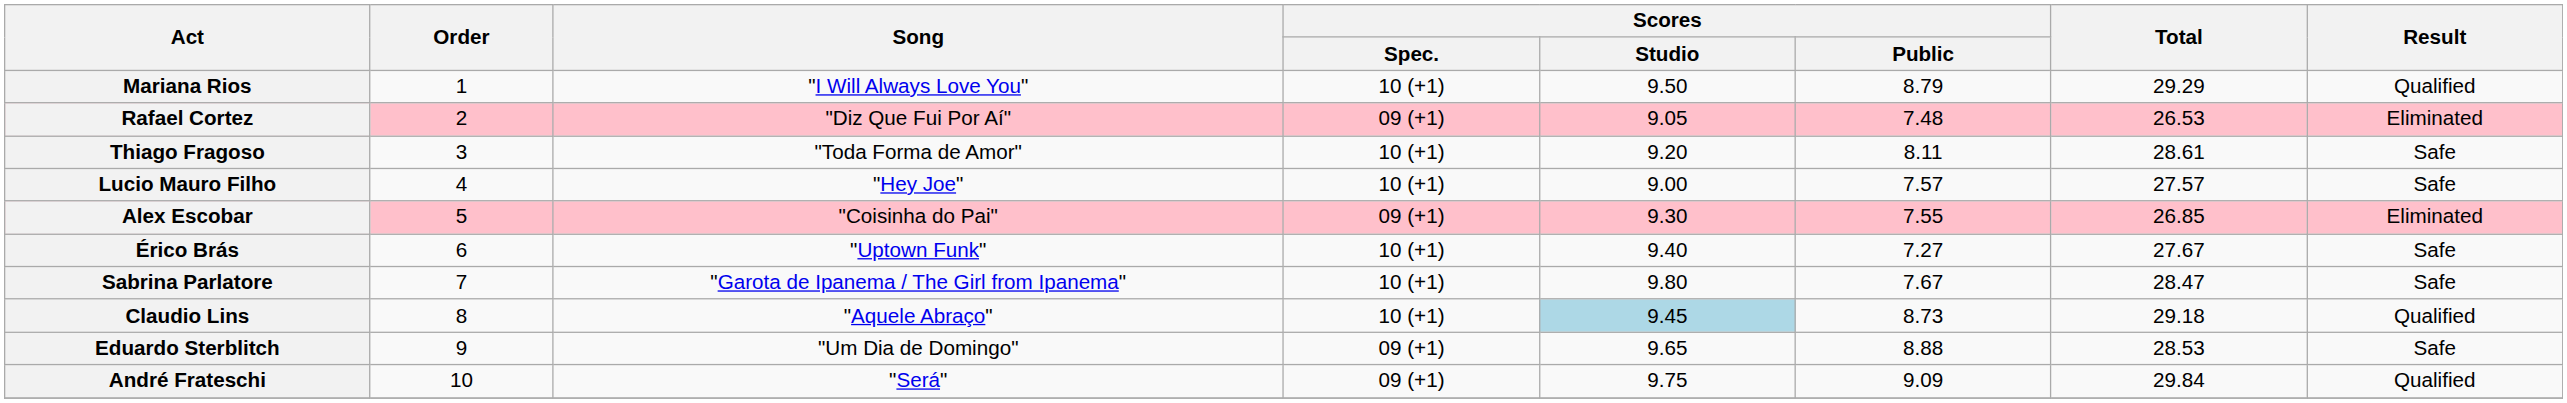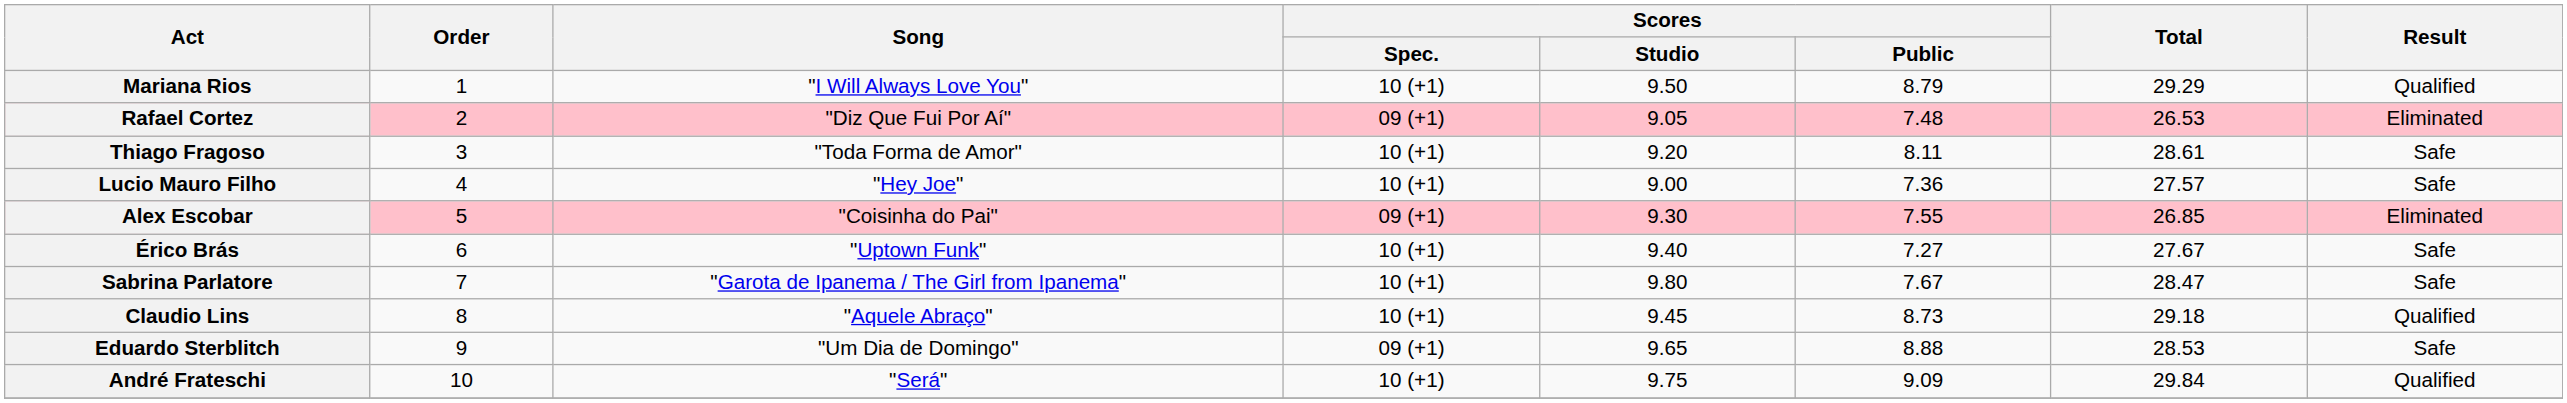(1923, 184) 7.57 -> (1923, 184) 7.36
(1667, 315) lightblue background -> (1667, 315) no background
(1412, 380) 09 (+1) -> (1412, 380) 10 (+1)
